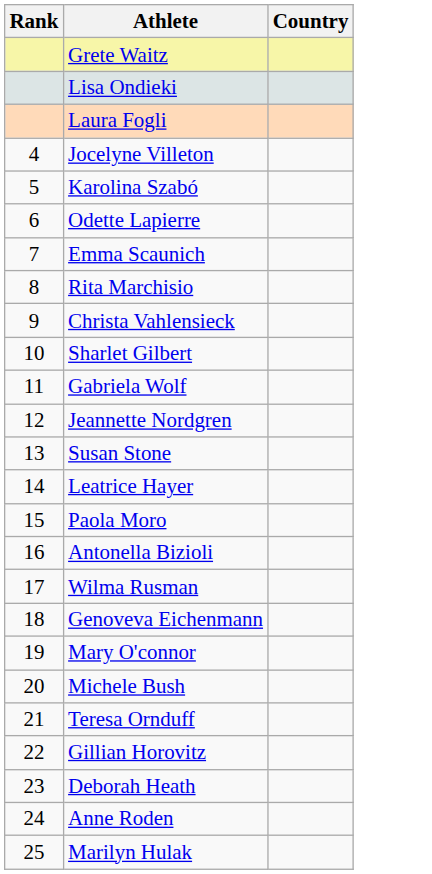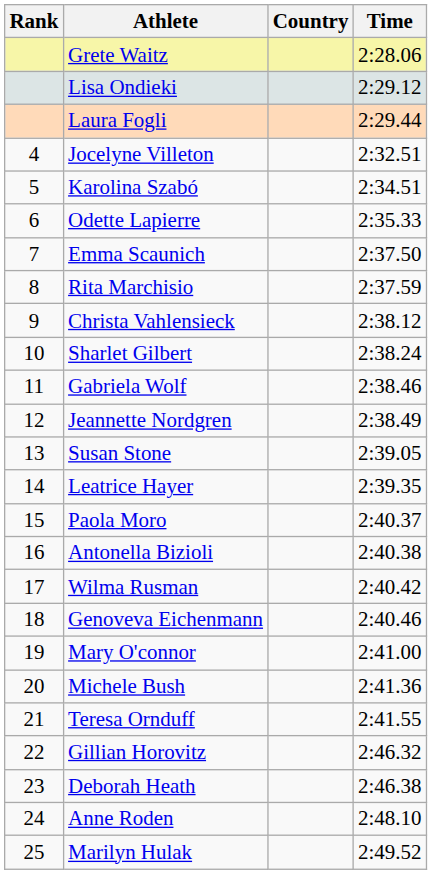+ column: (390, 21)
